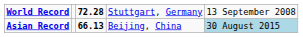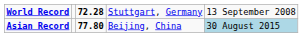(91, 26) 66.13 -> (91, 26) 77.80
